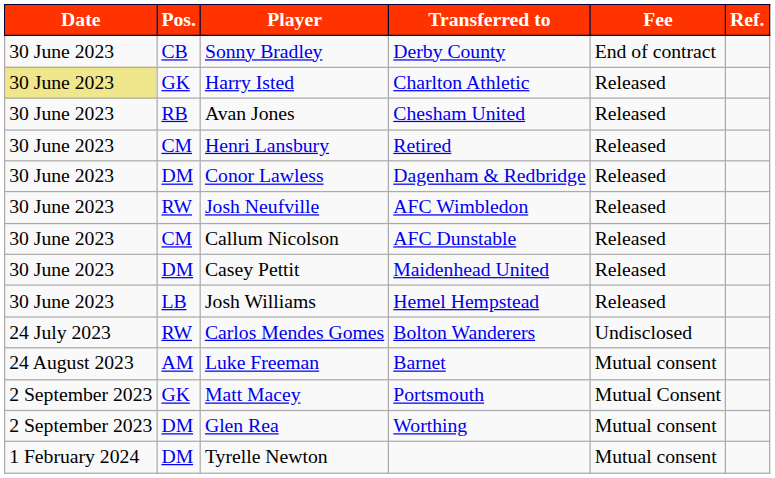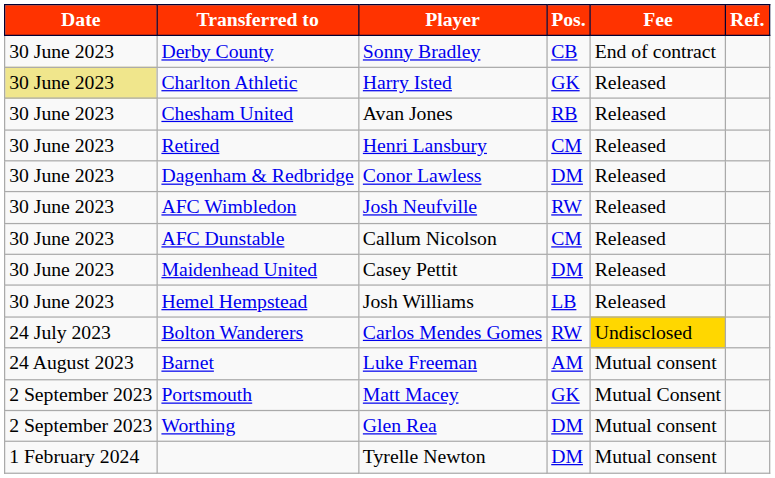columns swapped: (179, 20) <-> (489, 20)
(643, 332) no background -> (643, 332) gold background
